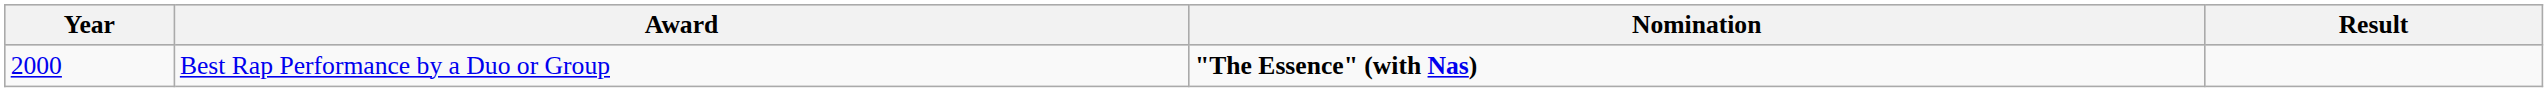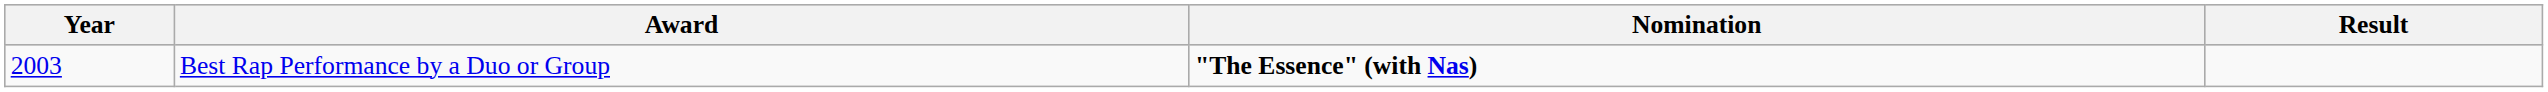(36, 65) 2000 -> (36, 65) 2003
